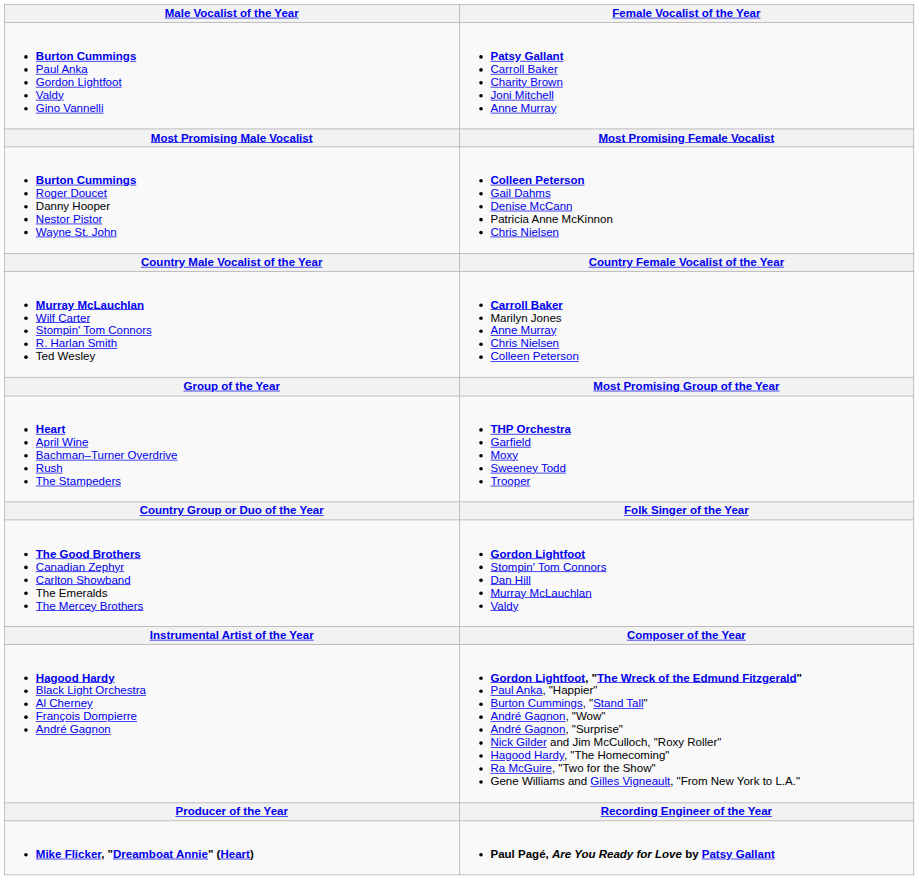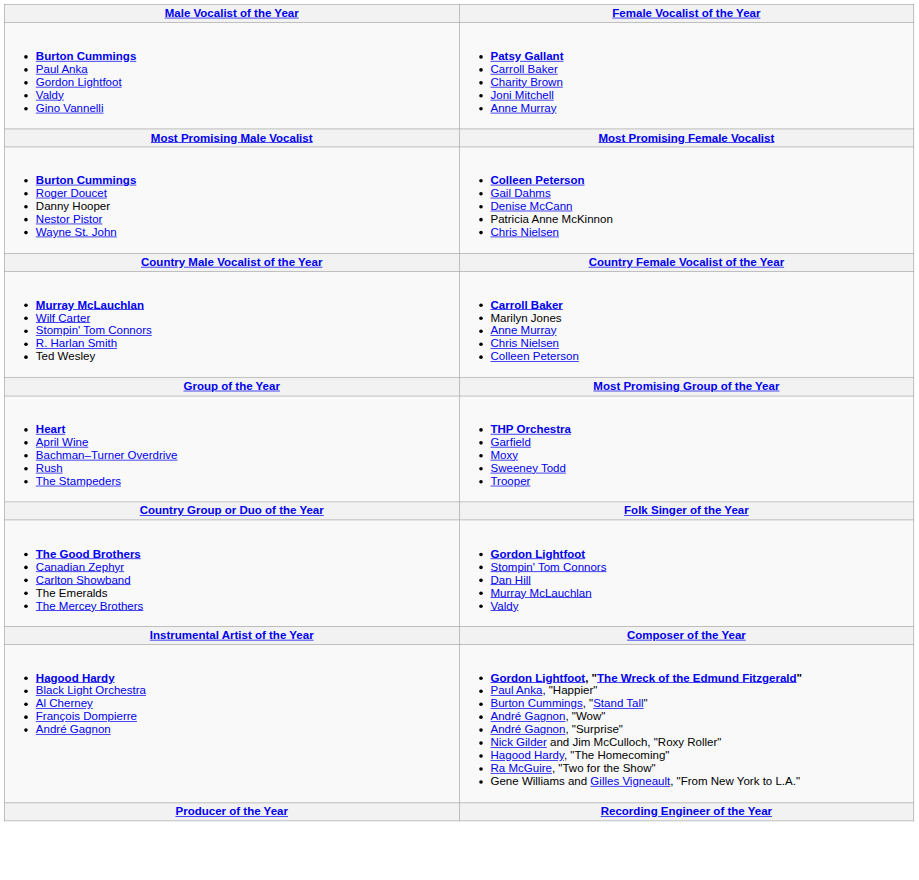- row: (232, 854)
